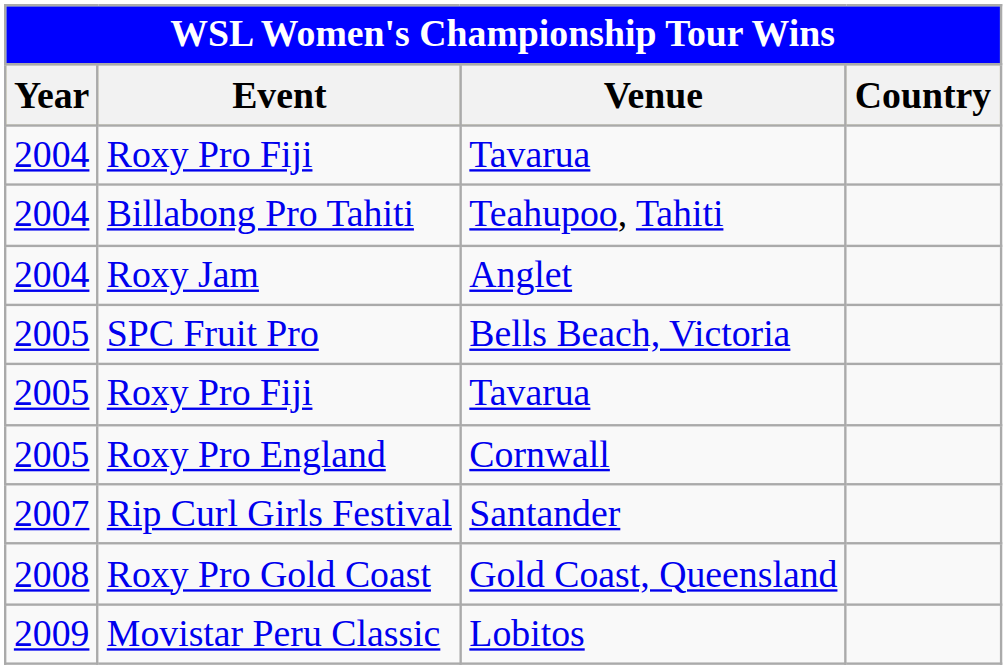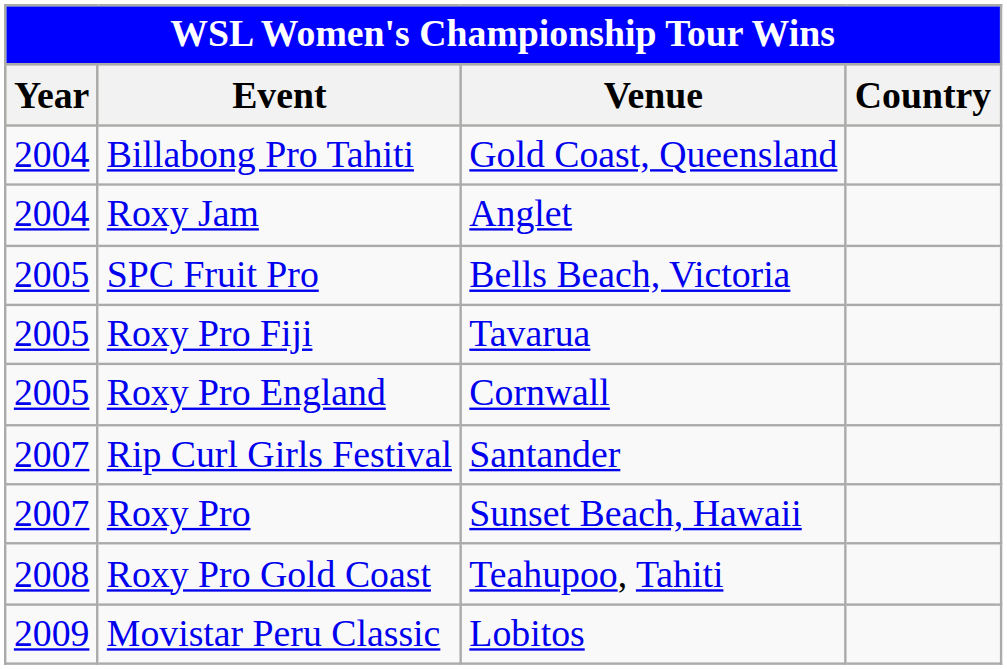- row: (52, 154)
(596, 214) Teahupoo, Tahiti -> (653, 154) Gold Coast, Queensland
+ row: (52, 513)
(653, 573) Gold Coast, Queensland -> (596, 573) Teahupoo, Tahiti
